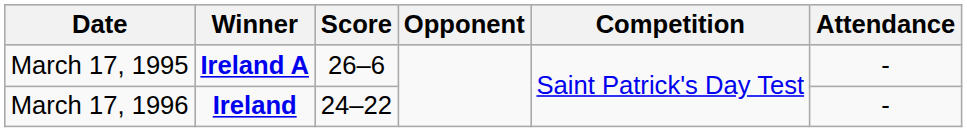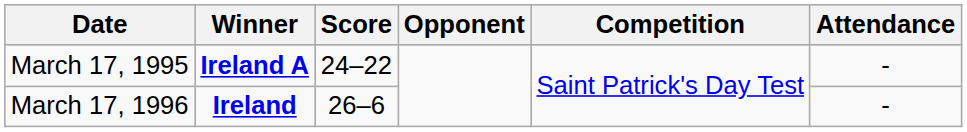(356, 65) 26–6 -> (356, 65) 24–22
(356, 106) 24–22 -> (356, 106) 26–6
